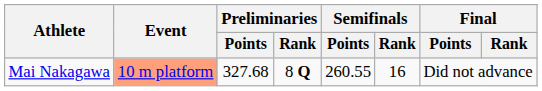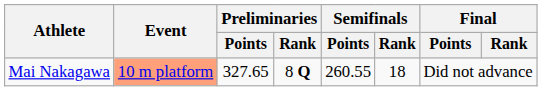(246, 72) 327.68 -> (246, 72) 327.65
(397, 72) 16 -> (397, 72) 18
